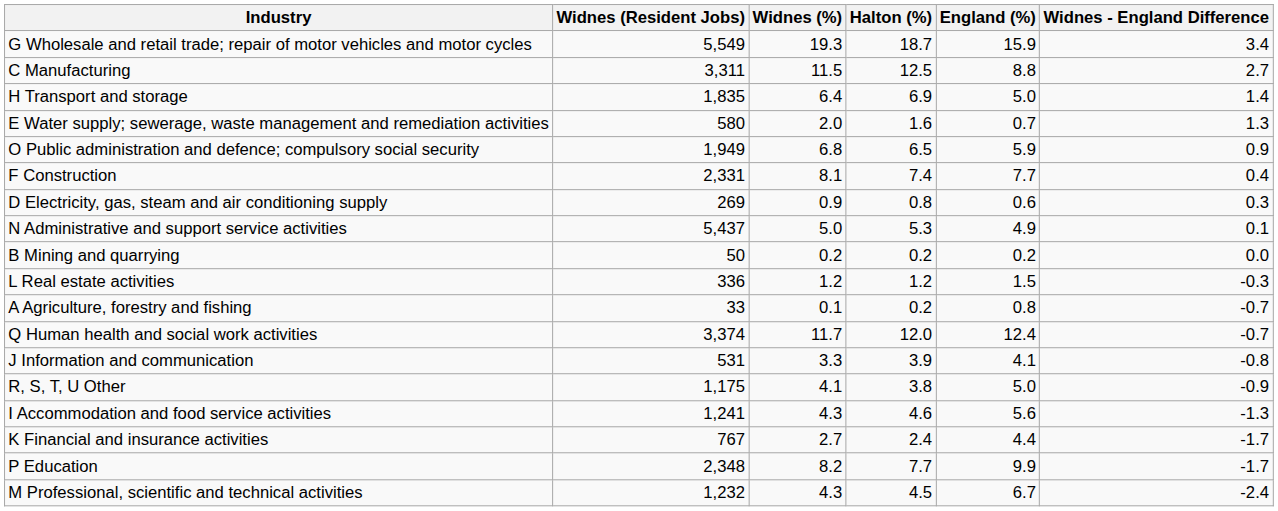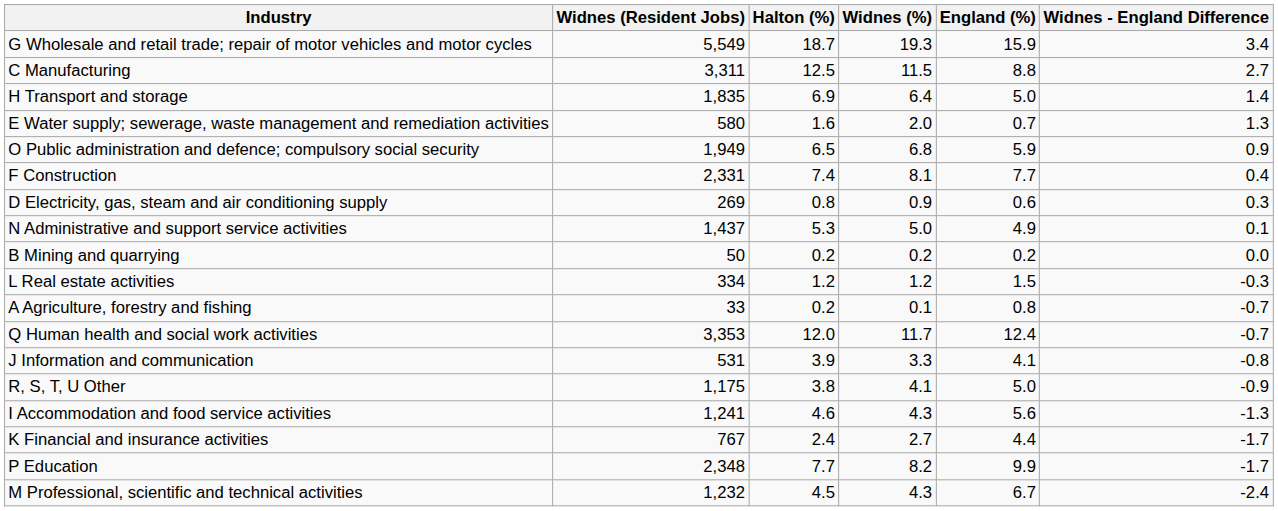columns swapped: (797, 17) <-> (891, 17)
(724, 228) 5,437 -> (724, 228) 1,437
(731, 281) 336 -> (731, 281) 334
(724, 334) 3,374 -> (724, 334) 3,353
